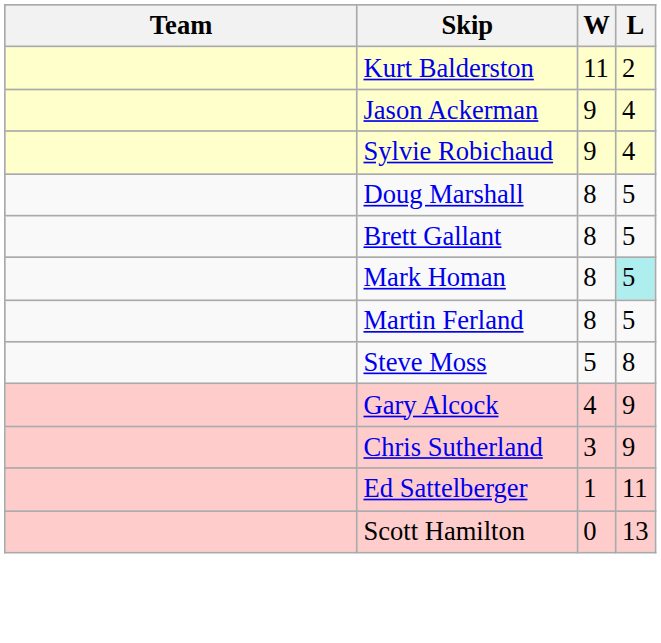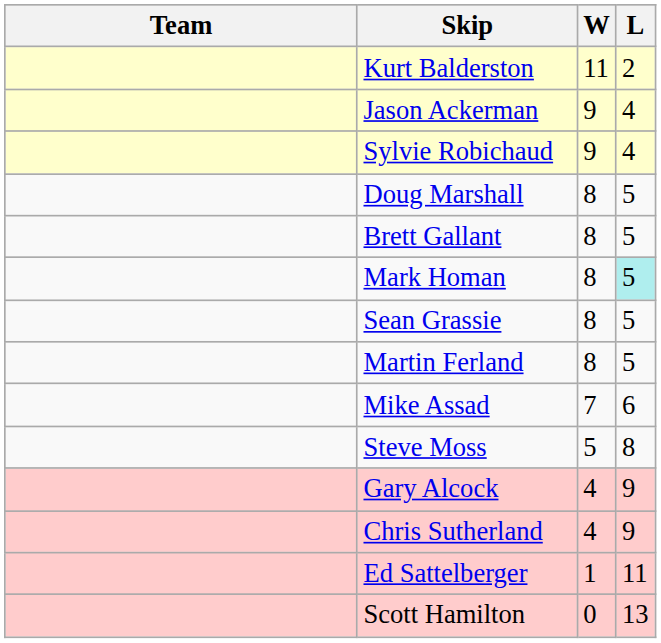+ row: (432, 320)
+ row: (427, 404)
(590, 446) 3 -> (590, 531) 4
